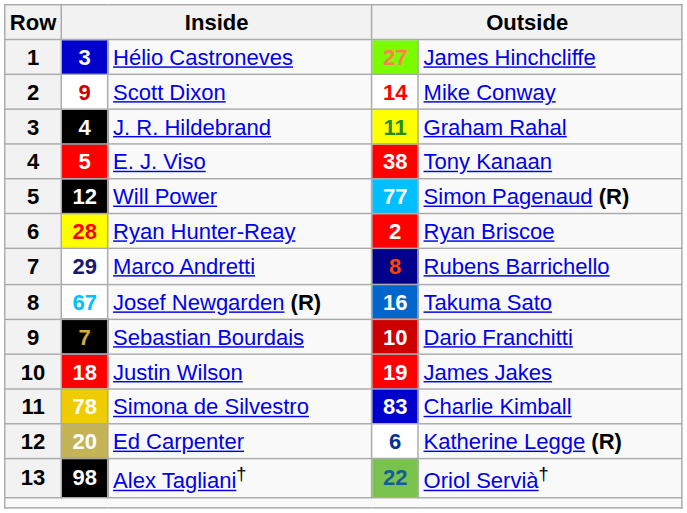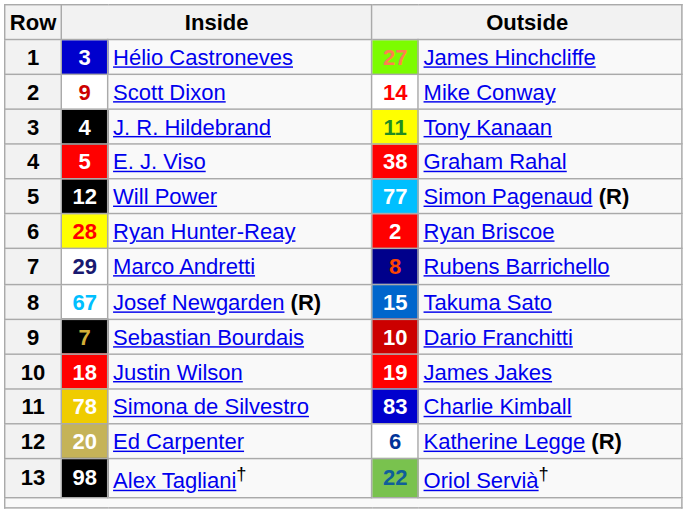(495, 127) Graham Rahal -> (488, 127) Tony Kanaan
(488, 162) Tony Kanaan -> (495, 162) Graham Rahal
(395, 301) 16 -> (395, 301) 15
